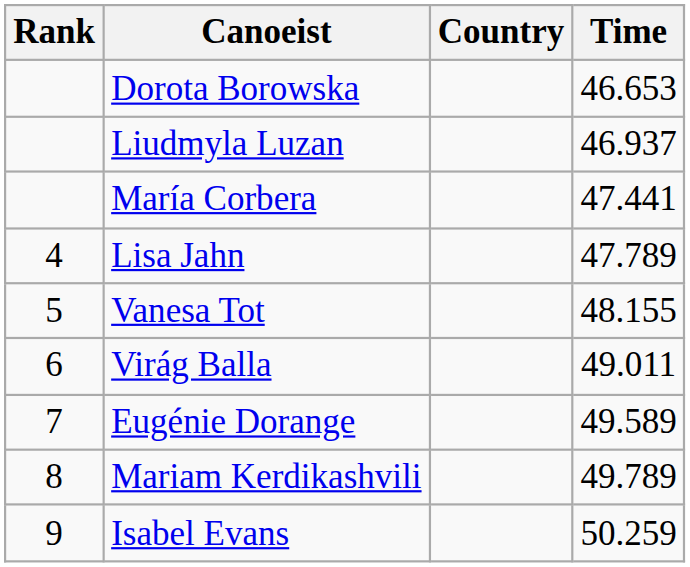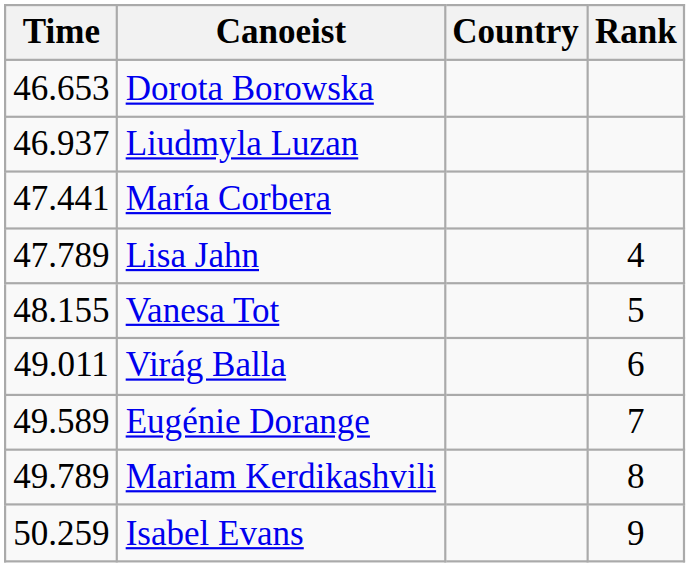columns swapped: (54, 32) <-> (629, 32)
